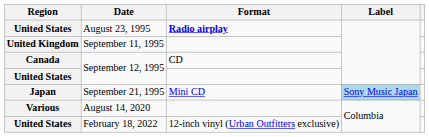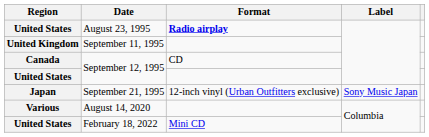(187, 92) Mini CD -> (254, 92) 12-inch vinyl (Urban Outfitters exclusive)
(381, 92) lightblue background -> (381, 92) no background
(254, 124) 12-inch vinyl (Urban Outfitters exclusive) -> (187, 124) Mini CD
